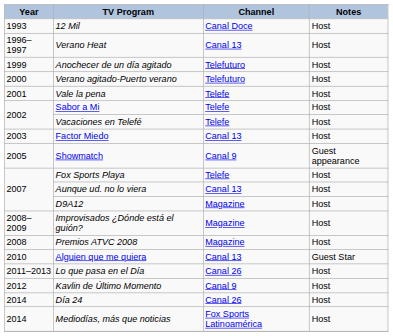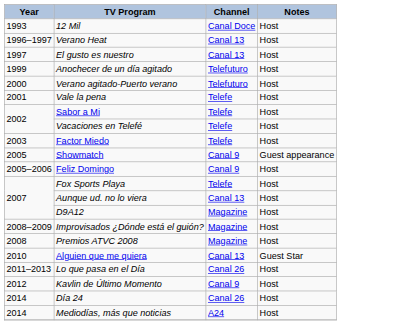+ row: (95, 55)
(223, 137) Canal 13 -> (220, 141) Telefe
+ row: (85, 170)
(234, 319) Fox Sports Latinoamérica -> (216, 313) A24
